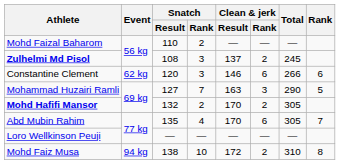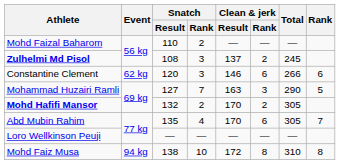(265, 152) 2 -> (265, 152) 8
